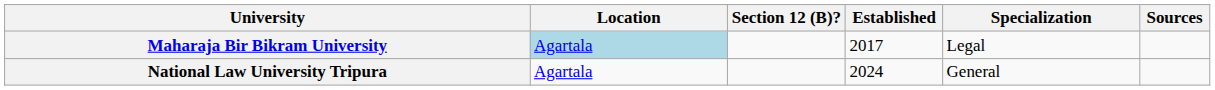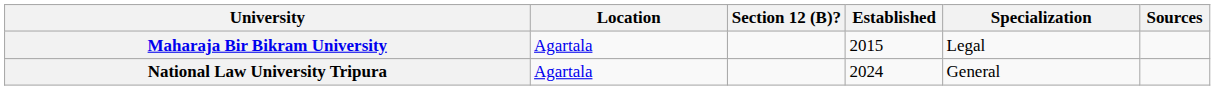(563, 44) lightblue background -> (563, 44) no background
(866, 44) 2017 -> (866, 44) 2015
